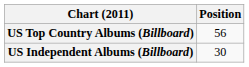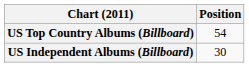(220, 33) 56 -> (220, 33) 54
